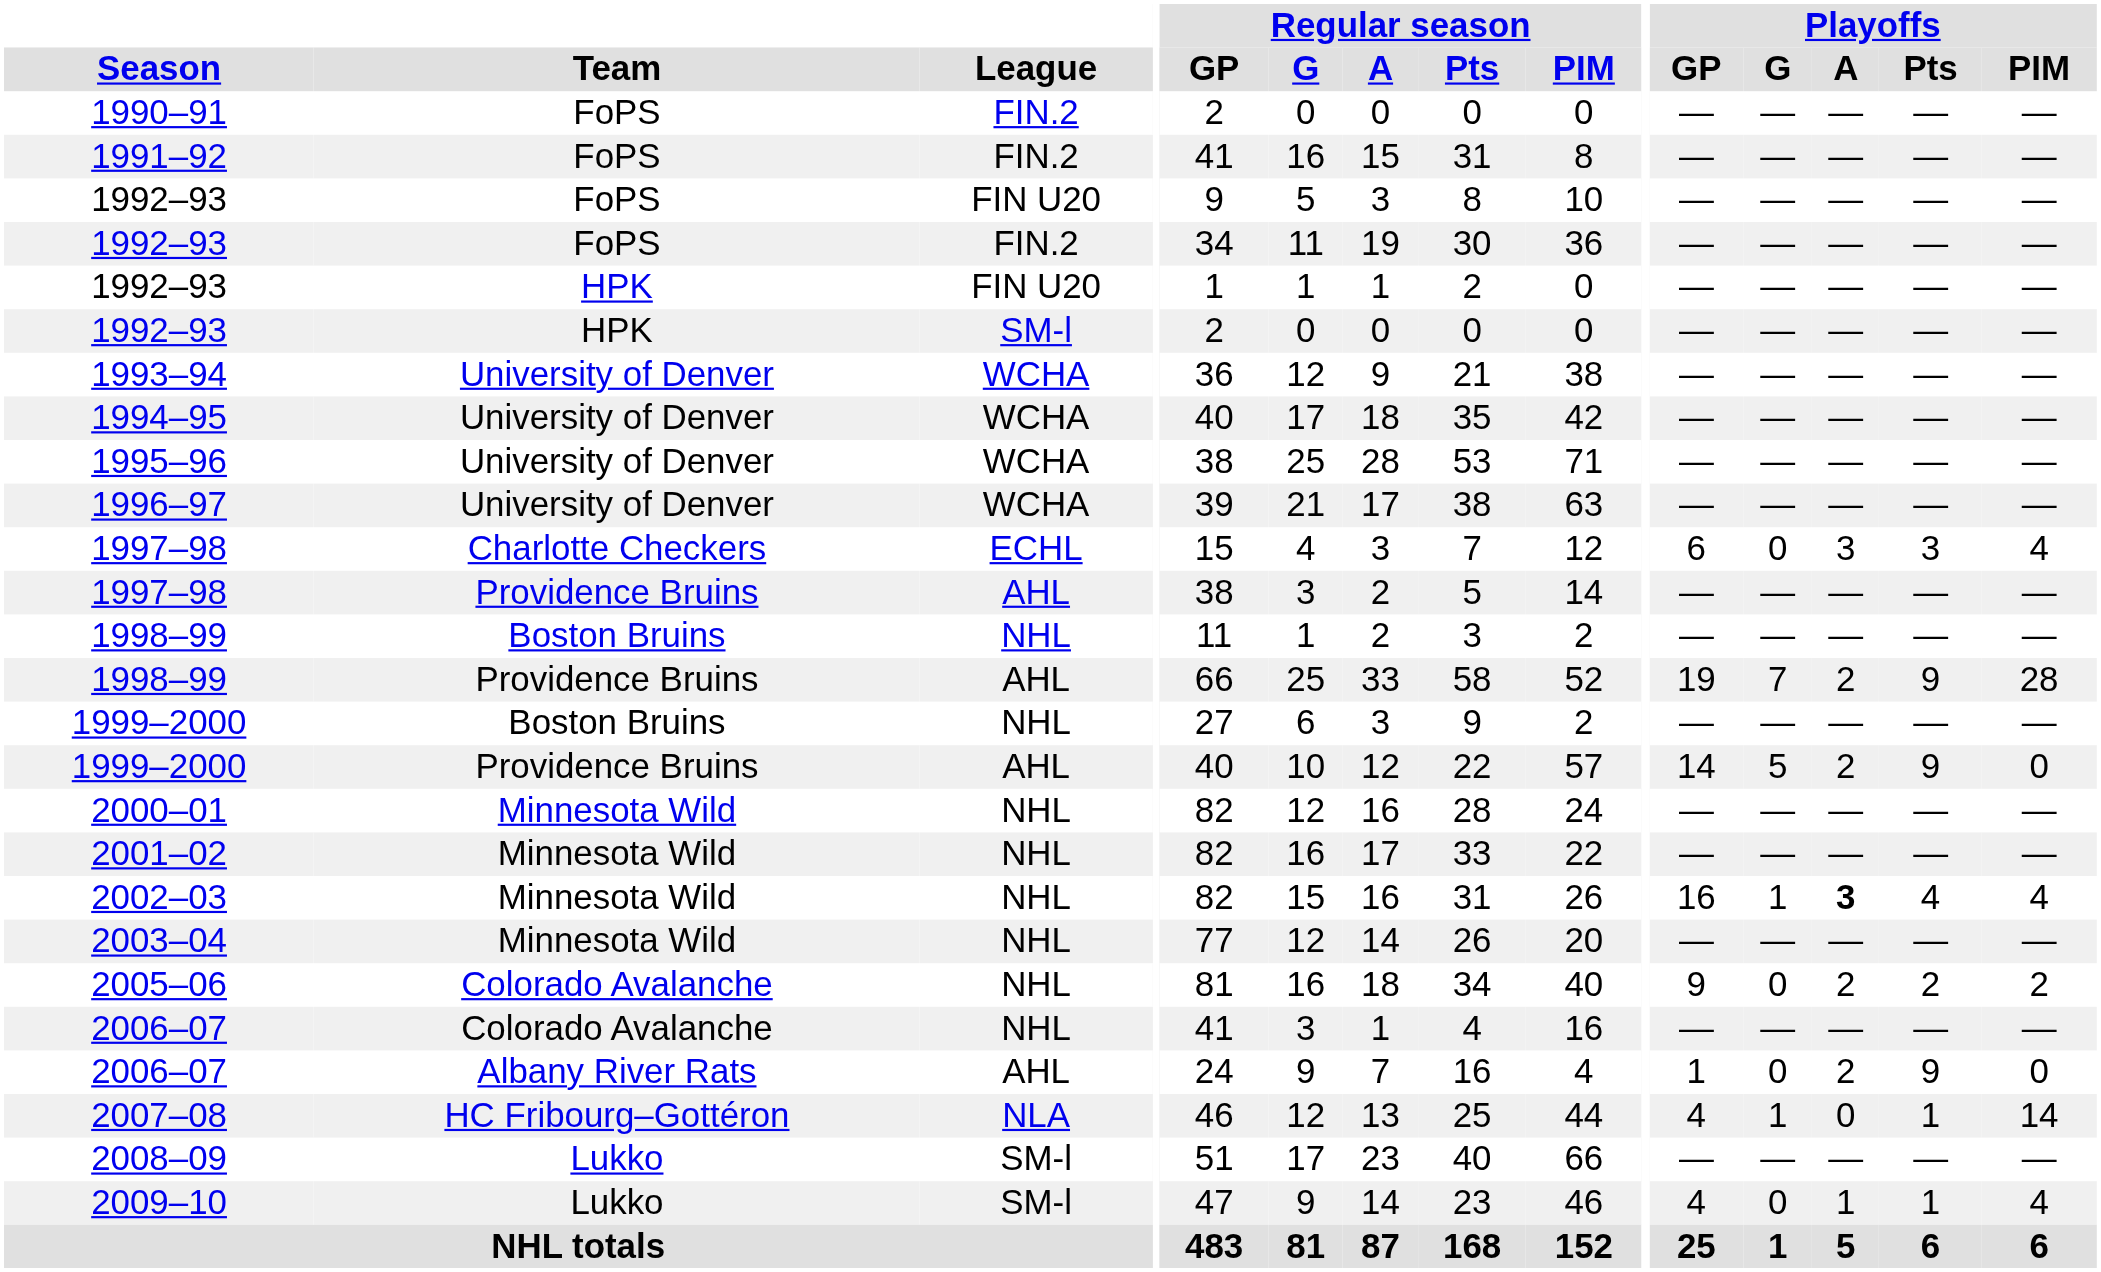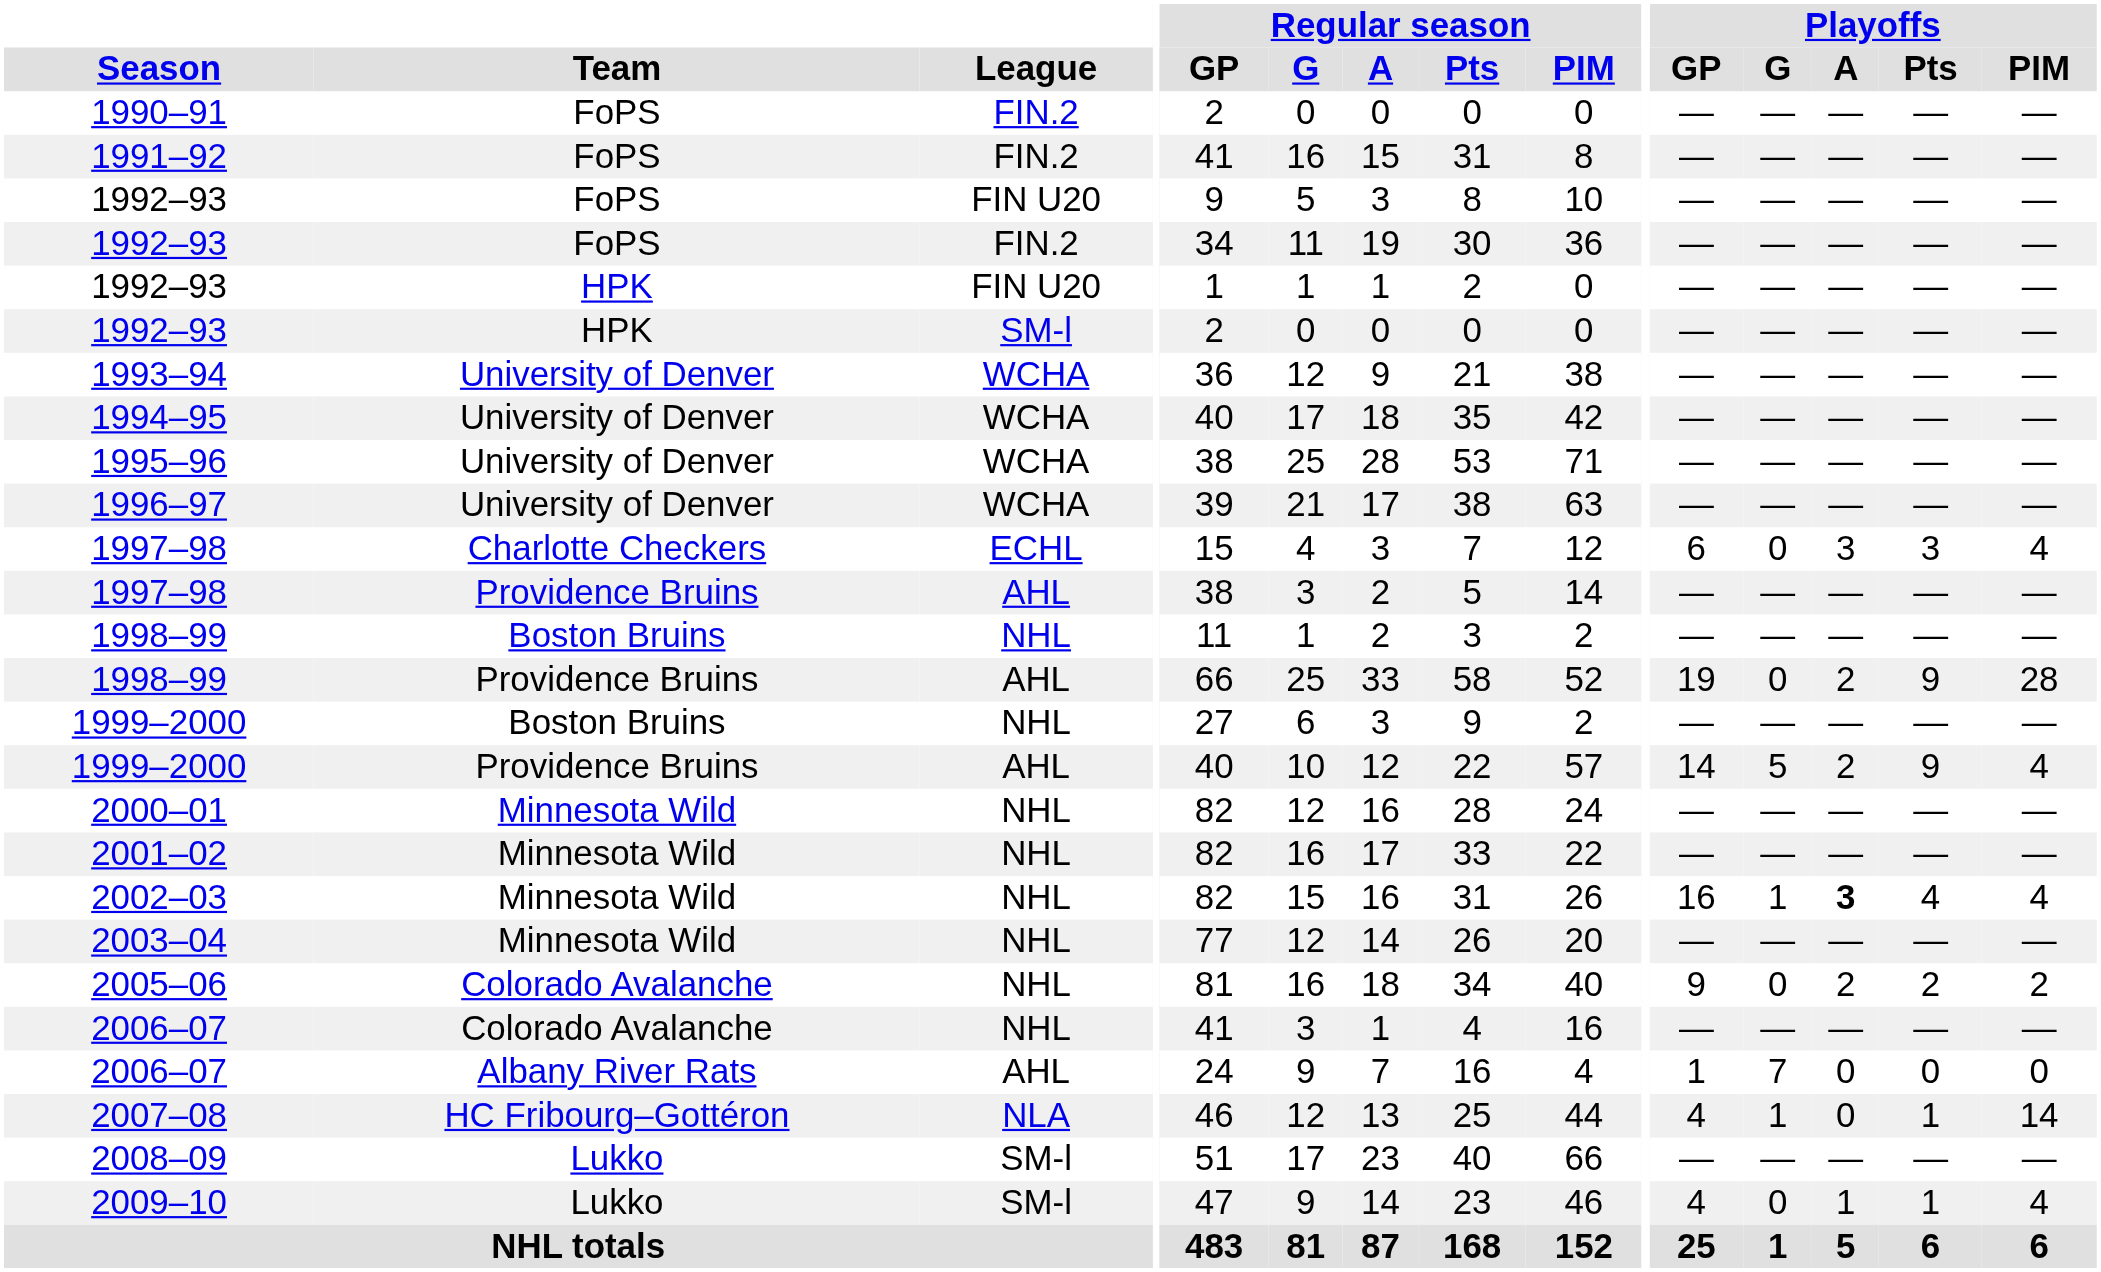(1778, 679) 7 -> (1778, 679) 0
(2039, 766) 0 -> (2039, 766) 4
(1778, 1071) 0 -> (1778, 1071) 7
(1846, 1071) 2 -> (1846, 1071) 0
(1931, 1071) 9 -> (1931, 1071) 0
